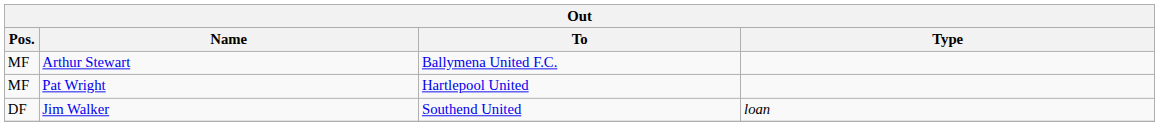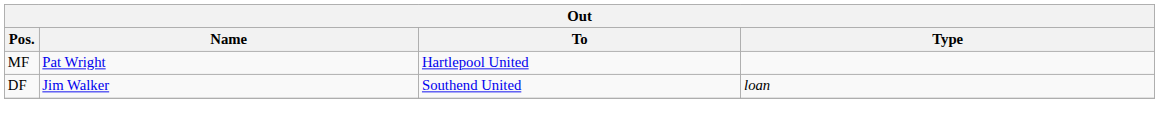- row: (86, 62)
